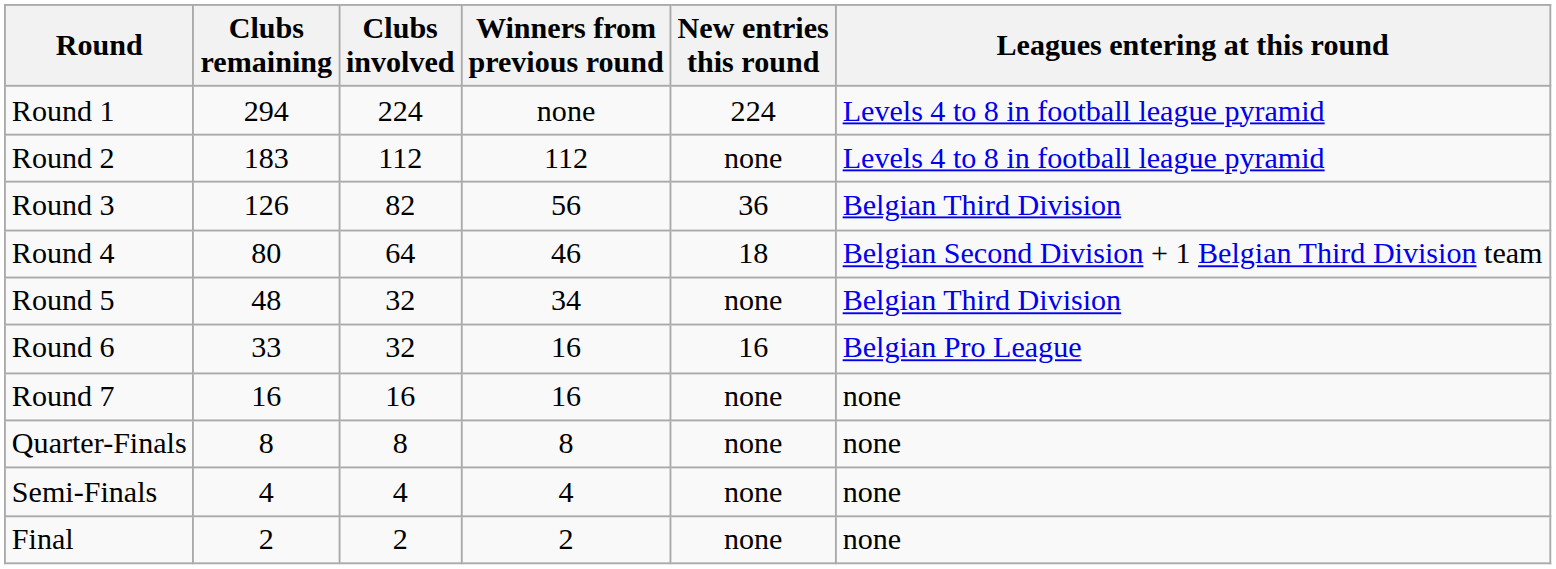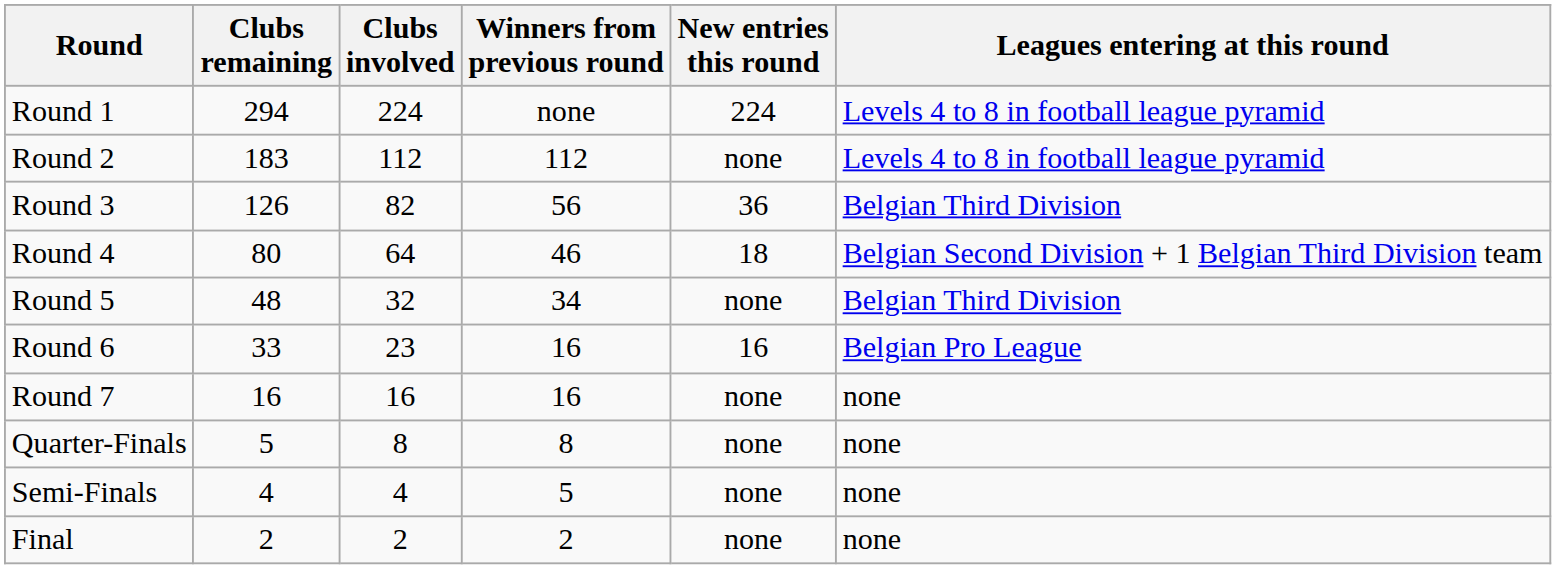(400, 348) 32 -> (400, 348) 23
(266, 443) 8 -> (266, 443) 5
(566, 491) 4 -> (566, 491) 5
